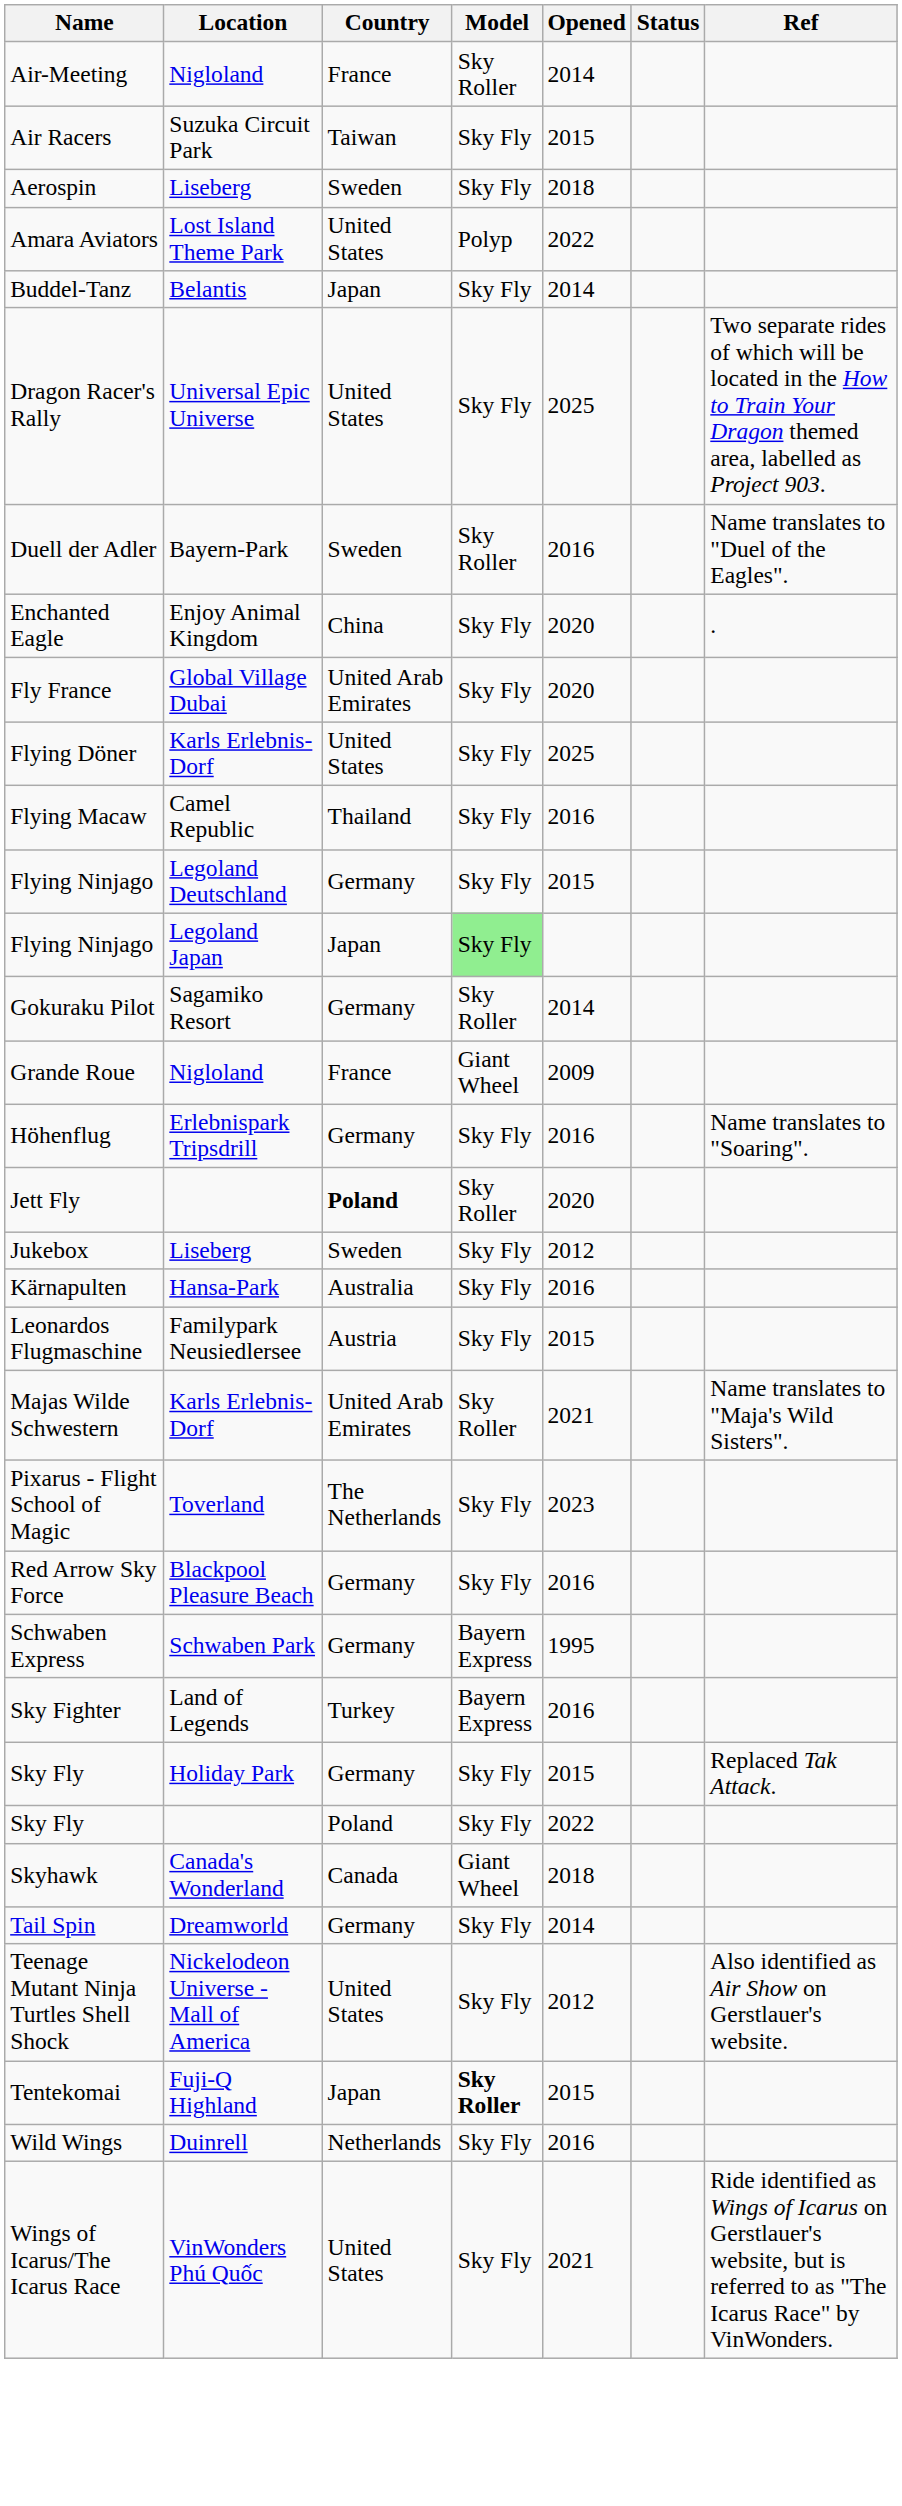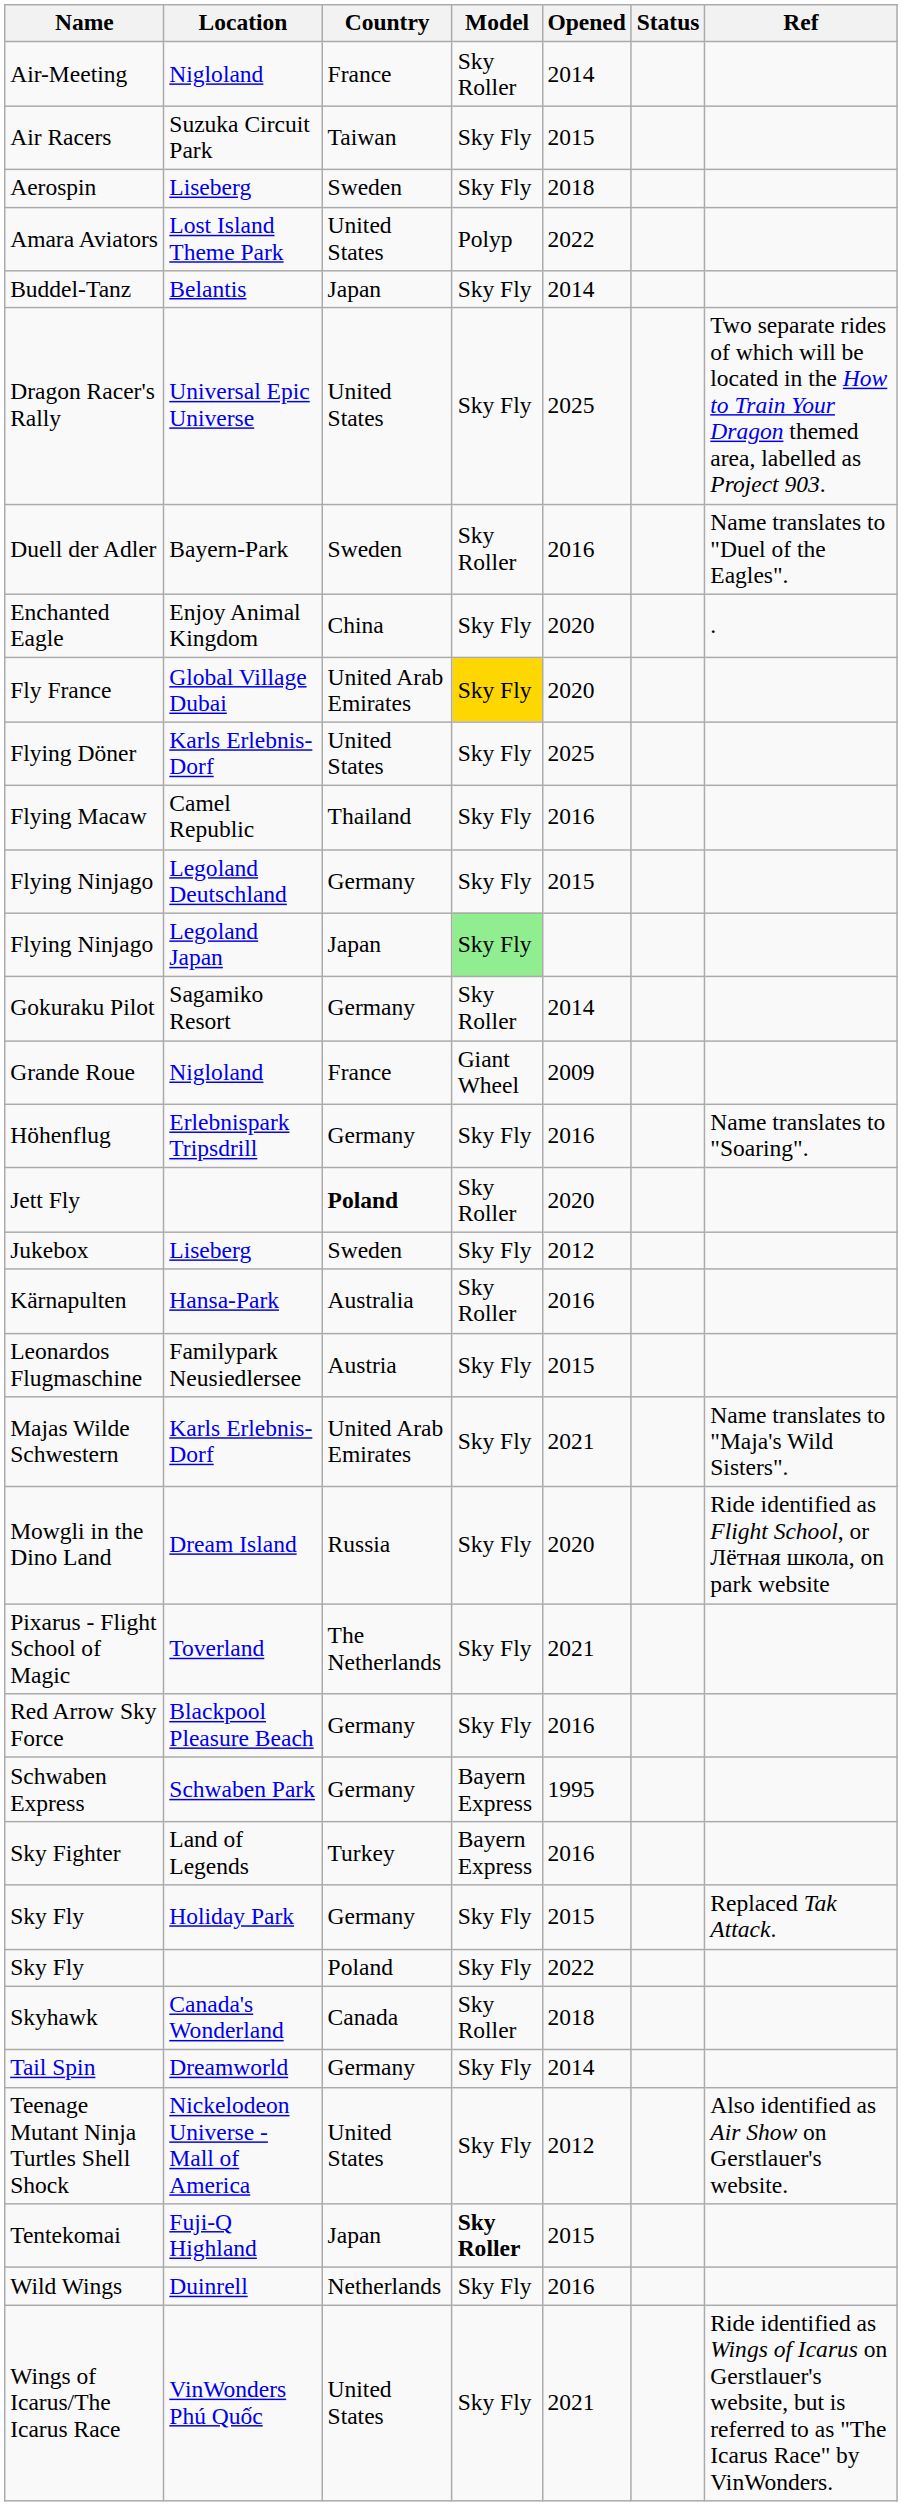(495, 689) no background -> (495, 689) gold background
(495, 1287) Sky Fly -> (487, 1300) Sky Roller
(487, 1415) Sky Roller -> (495, 1441) Sky Fly
+ row: (77, 1544)
(571, 1505) 2023 -> (571, 1648) 2021
(488, 1874) Giant Wheel -> (487, 2017) Sky Roller
